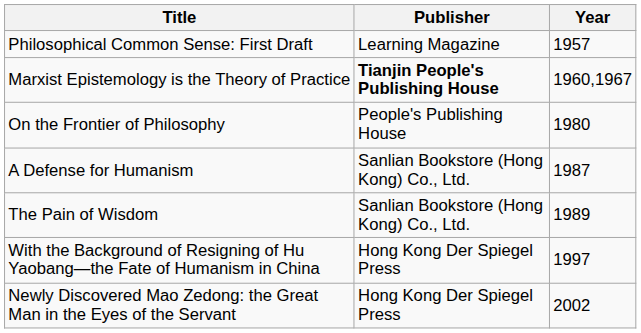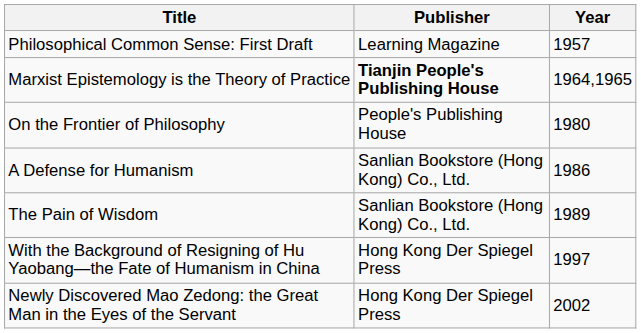(593, 79) 1960,1967 -> (593, 79) 1964,1965
(572, 170) 1987 -> (572, 170) 1986
